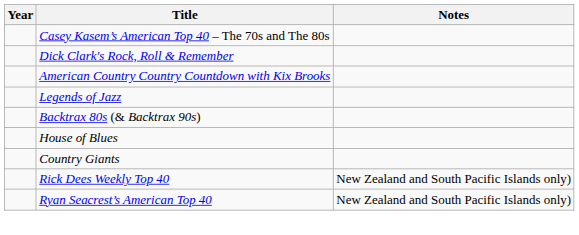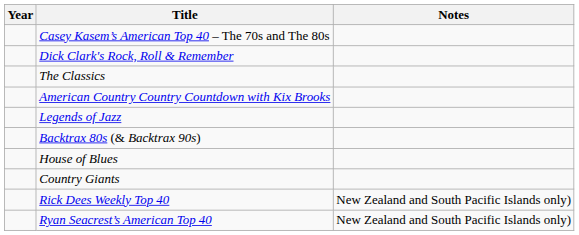+ row: (72, 76)
